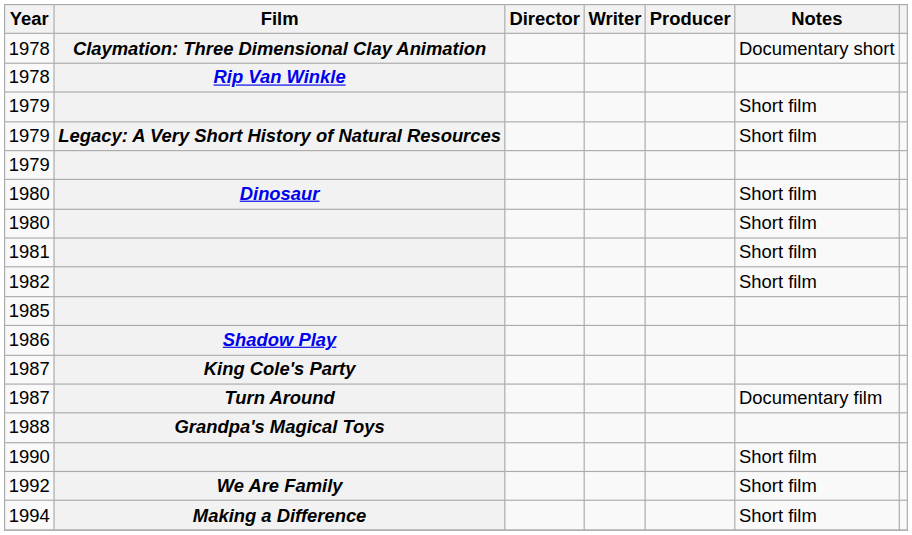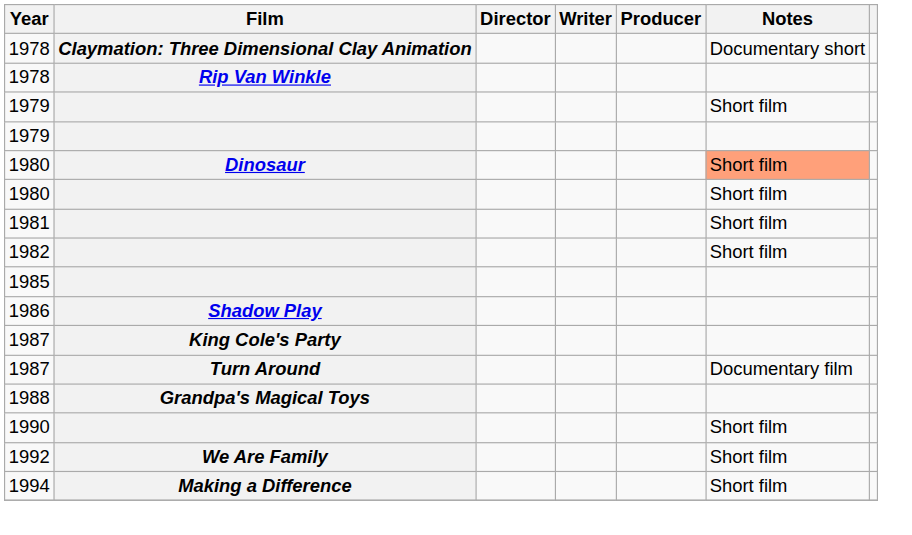- row: (29, 135)
(778, 194) no background -> (749, 164) lightsalmon background
